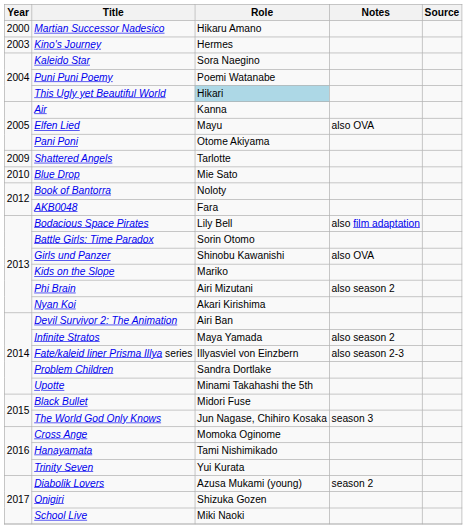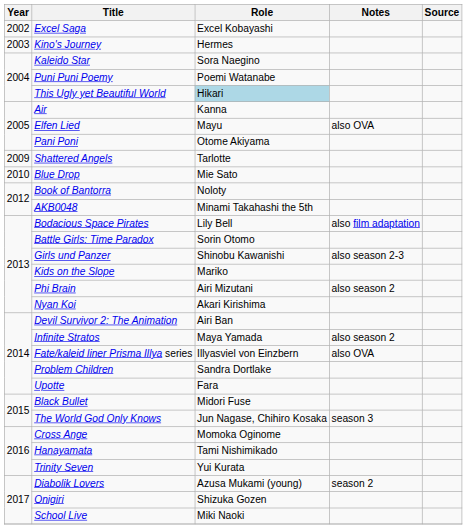- row: (99, 28)
+ row: (60, 28)
(208, 207) Fara -> (255, 207) Minami Takahashi the 5th
(353, 256) also OVA -> (368, 256) also season 2-3
(368, 353) also season 2-3 -> (353, 353) also OVA
(255, 386) Minami Takahashi the 5th -> (208, 386) Fara
